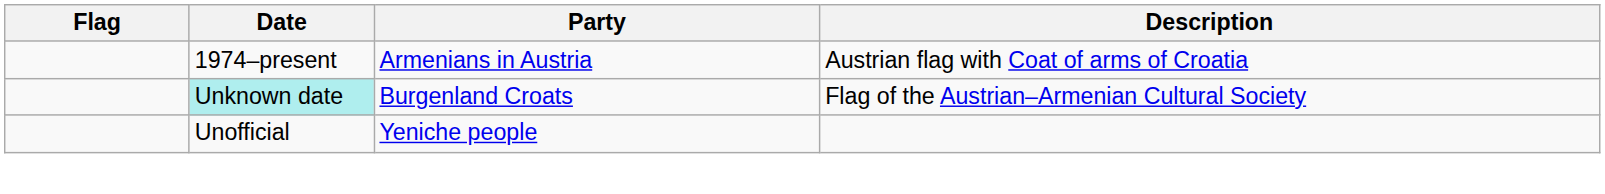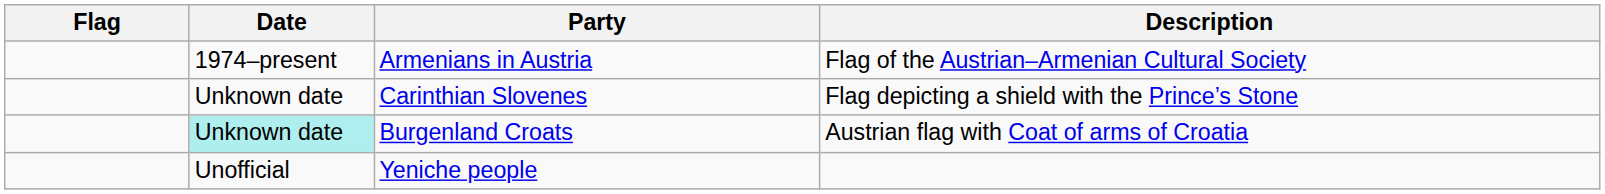(1037, 59) Austrian flag with Coat of arms of Croatia -> (1066, 59) Flag of the Austrian–Armenian Cultural Society
+ row: (483, 96)
(1066, 96) Flag of the Austrian–Armenian Cultural Society -> (1037, 133) Austrian flag with Coat of arms of Croatia
